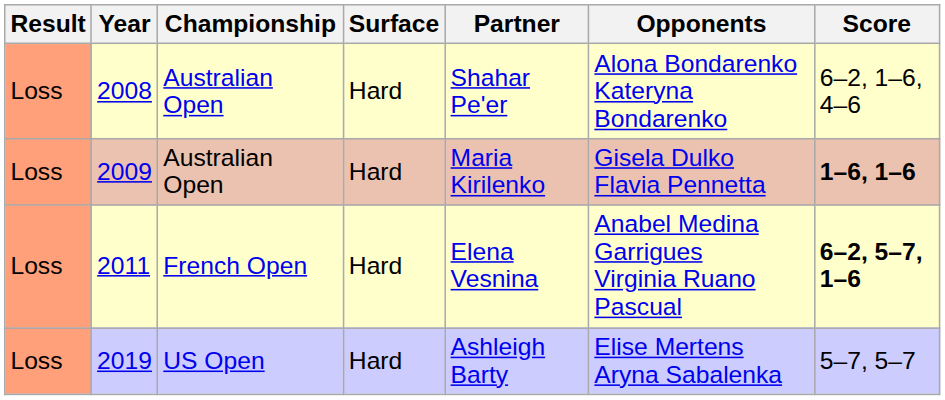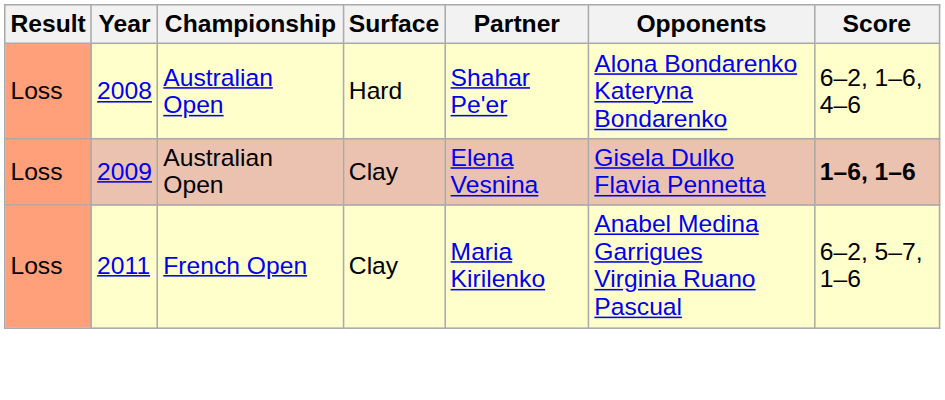(376, 171) Hard -> (373, 171) Clay
(498, 171) Maria Kirilenko -> (494, 171) Elena Vesnina
(376, 266) Hard -> (373, 266) Clay
(494, 266) Elena Vesnina -> (498, 266) Maria Kirilenko
(871, 266) bold -> (871, 266) normal
- row: (125, 360)
